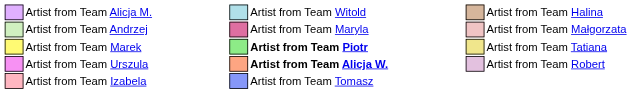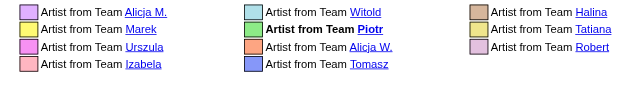- row: (87, 30)
(319, 64) bold -> (329, 47) normal
